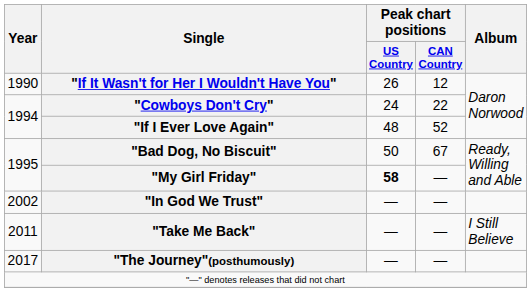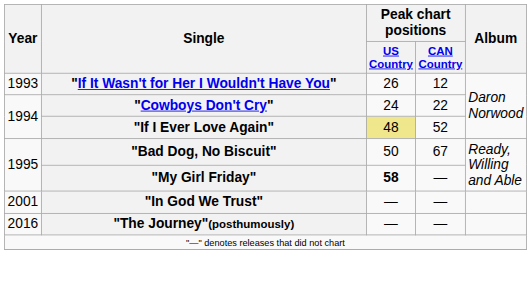(23, 83) 1990 -> (23, 83) 1993
(391, 127) no background -> (391, 127) khaki background
(23, 202) 2002 -> (23, 202) 2001
- row: (204, 231)
(23, 261) 2017 -> (23, 224) 2016
